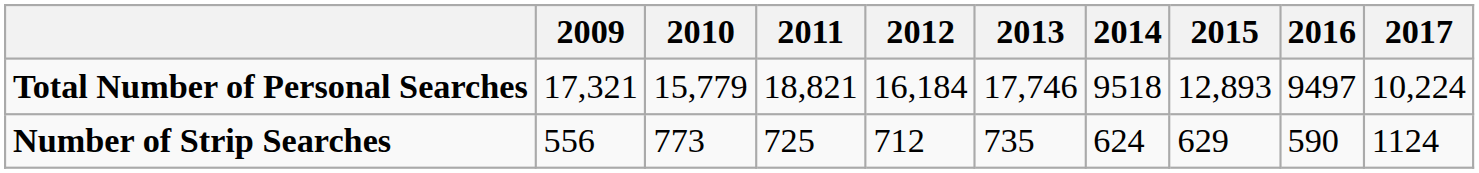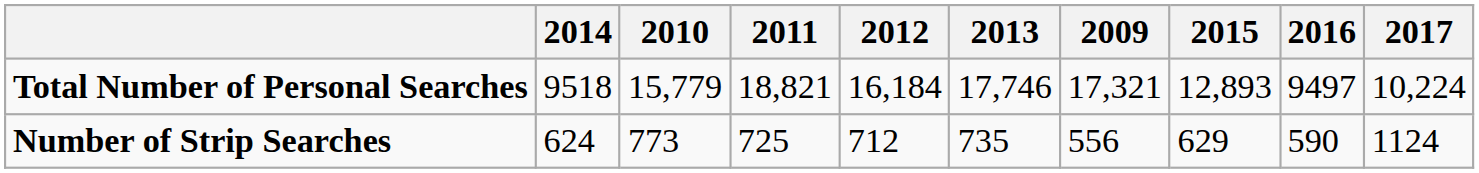columns swapped: (591, 31) <-> (1128, 31)
